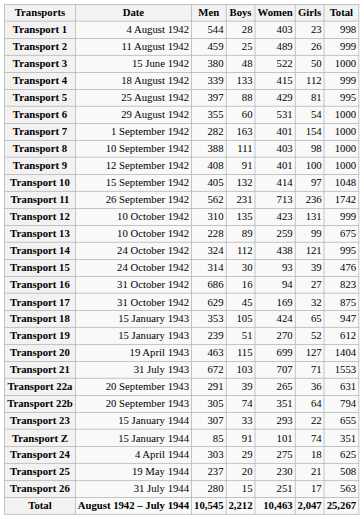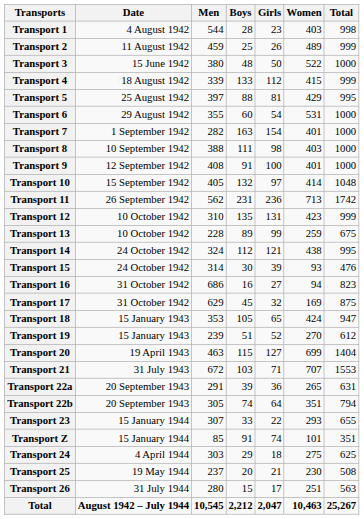columns swapped: (275, 13) <-> (310, 13)
